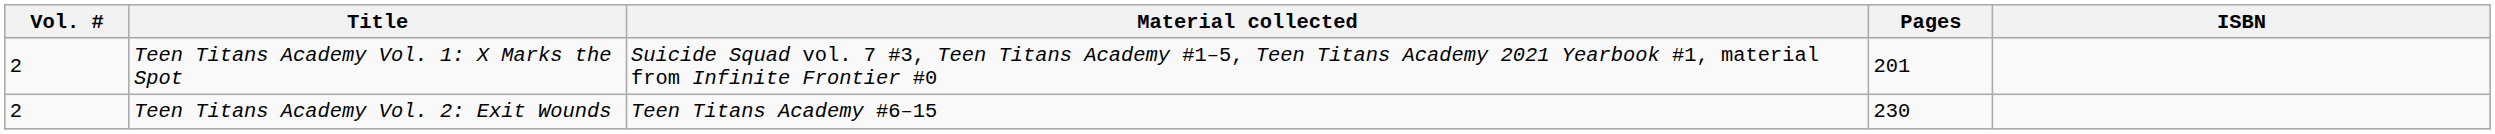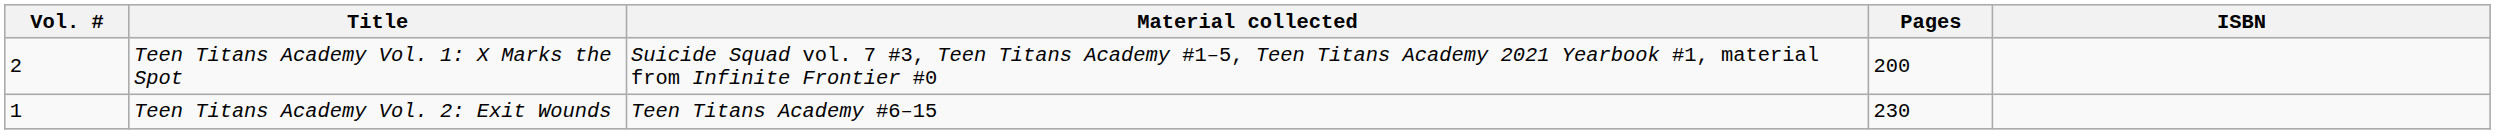(1892, 66) 201 -> (1892, 66) 200
(16, 111) 2 -> (16, 111) 1
